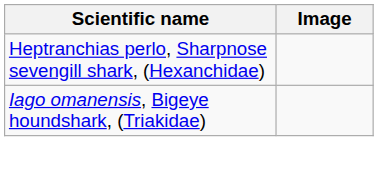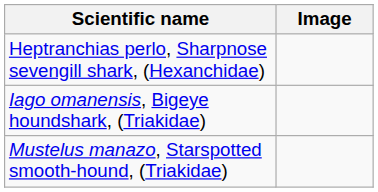+ row: (135, 161)
